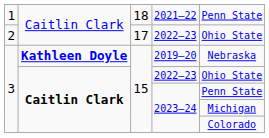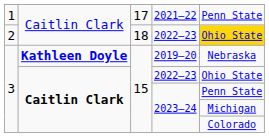(141, 15) 18 -> (141, 15) 17
(141, 35) 17 -> (141, 35) 18
(232, 35) no background -> (232, 35) gold background
